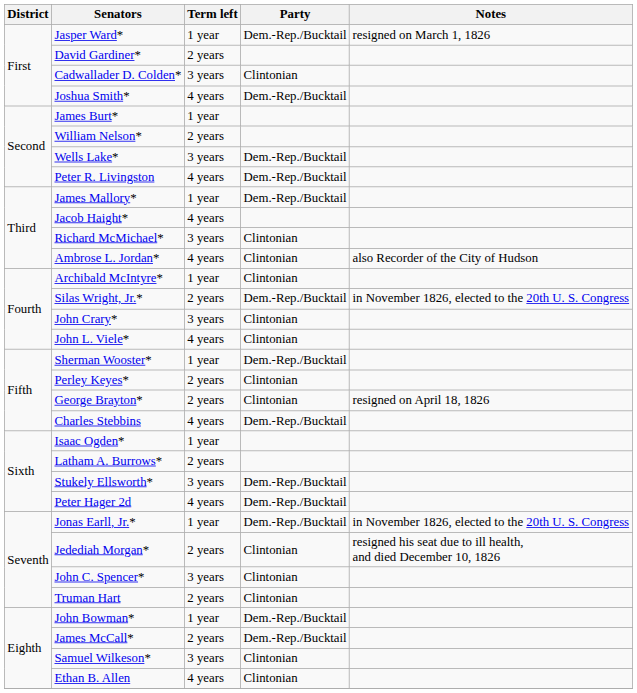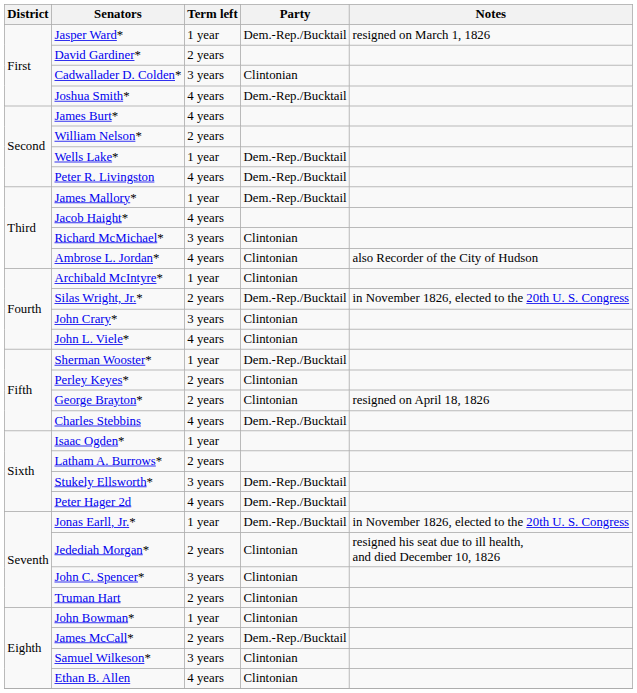(203, 116) 1 year -> (206, 116) 4 years
(206, 156) 3 years -> (203, 156) 1 year
(295, 617) Dem.-Rep./Bucktail -> (271, 617) Clintonian
